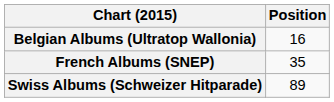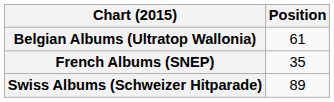(298, 39) 16 -> (298, 39) 61
